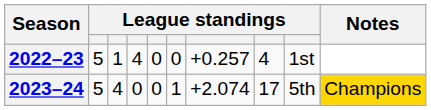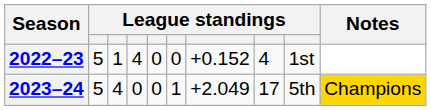(220, 59) +0.257 -> (220, 59) +0.152
(220, 89) +2.074 -> (220, 89) +2.049
